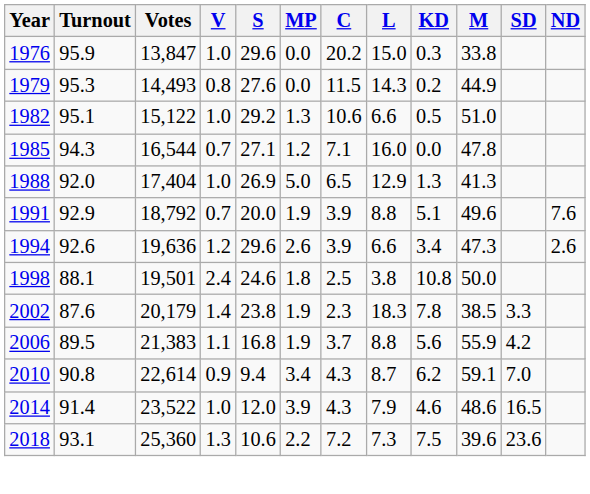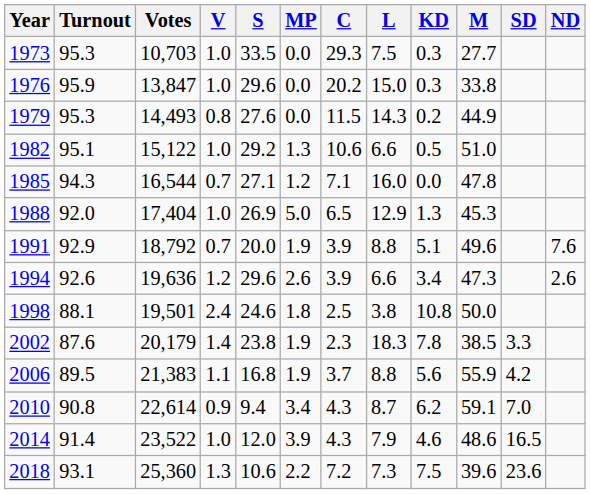+ row: (30, 52)
(479, 181) 41.3 -> (479, 213) 45.3
